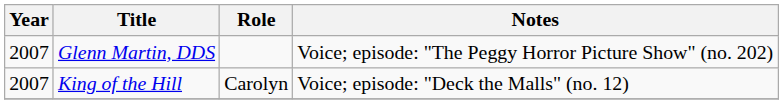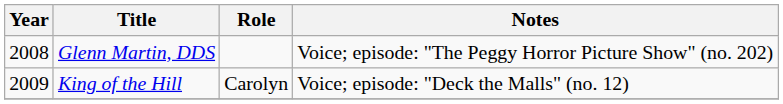(29, 51) 2007 -> (29, 51) 2008
(29, 83) 2007 -> (29, 83) 2009
